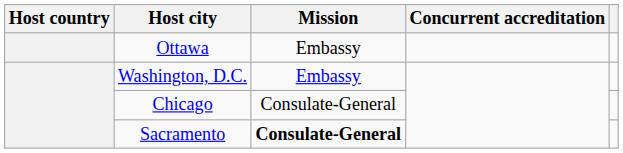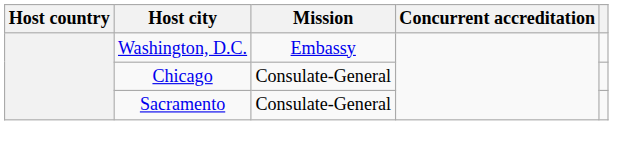- row: (183, 47)
(328, 133) bold -> (323, 104) normal
